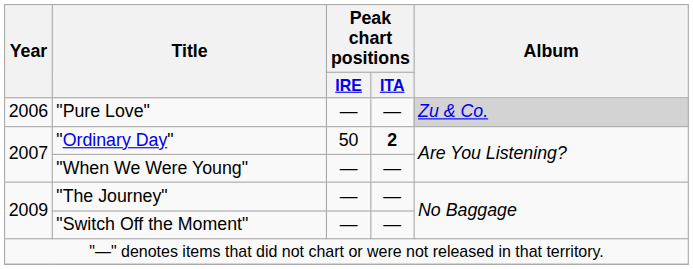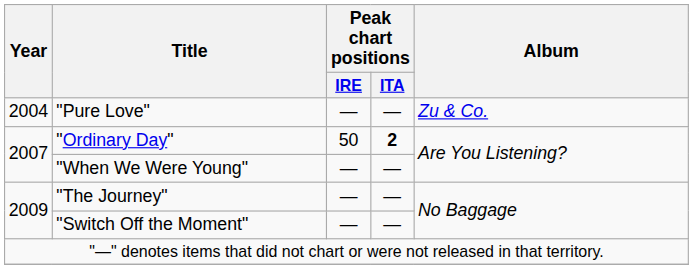(28, 111) 2006 -> (28, 111) 2004
(453, 111) lightgrey background -> (453, 111) no background
